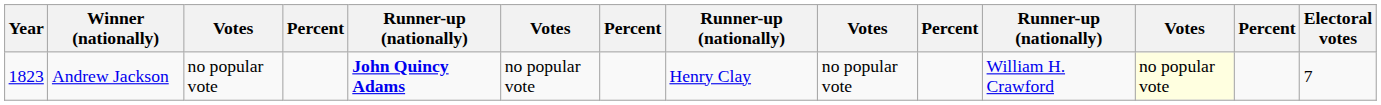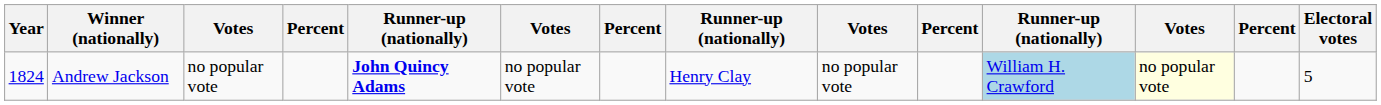(26, 76) 1823 -> (26, 76) 1824
(1026, 76) no background -> (1026, 76) lightblue background
(1308, 76) 7 -> (1308, 76) 5
